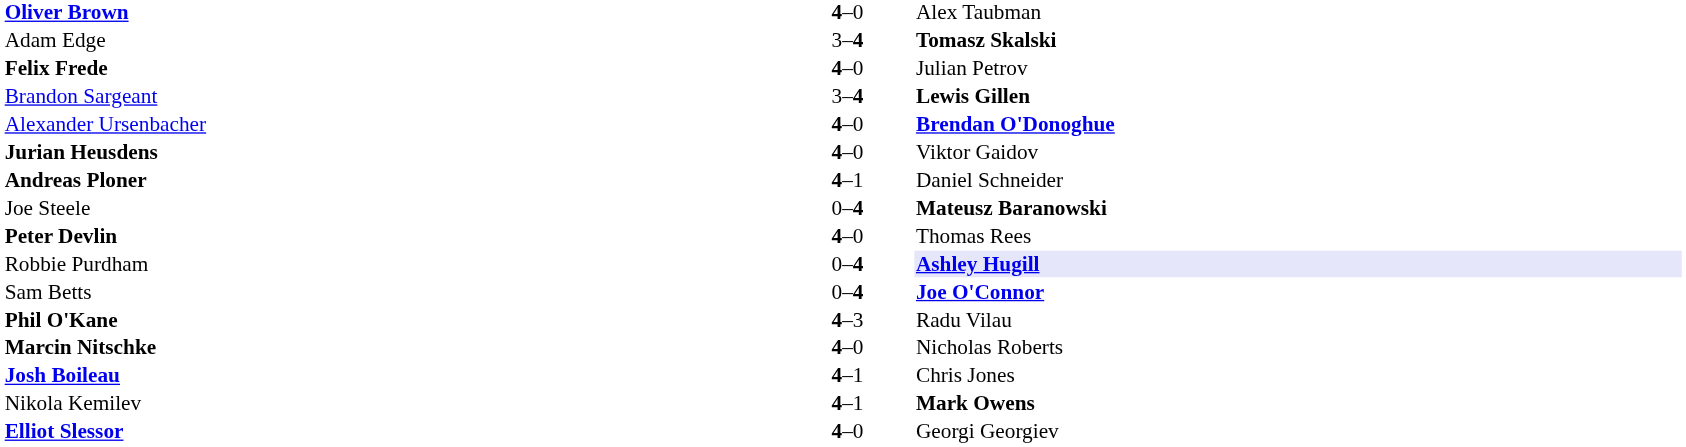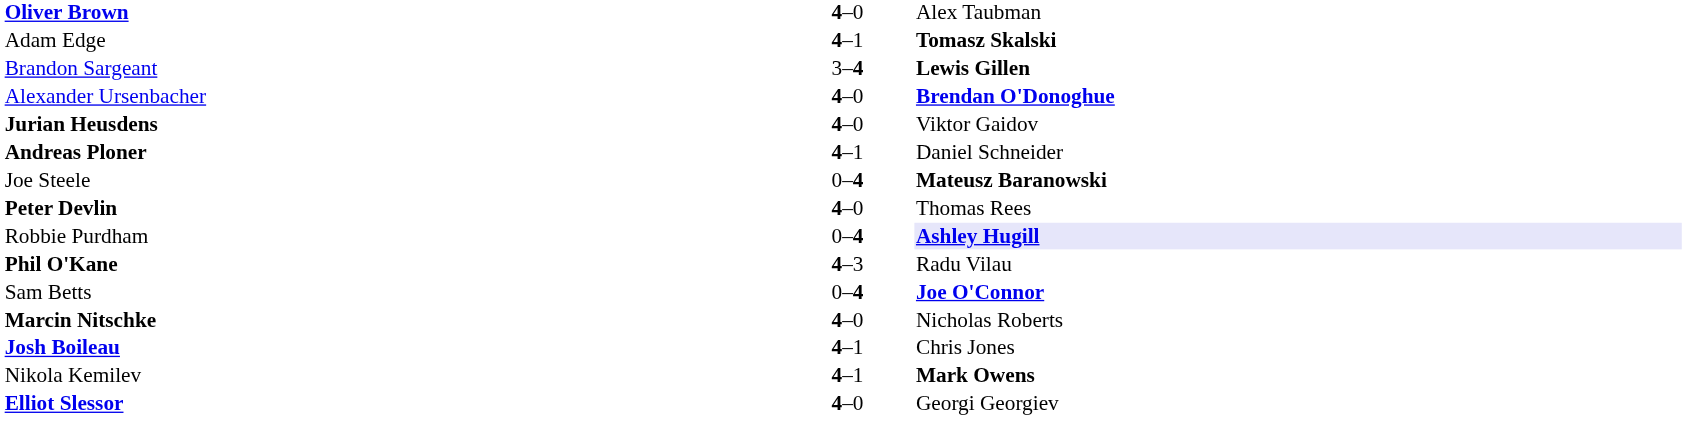(847, 40) 3–4 -> (847, 40) 4–1
- row: (56, 68)
rows swapped: (61, 319) <-> (48, 291)
